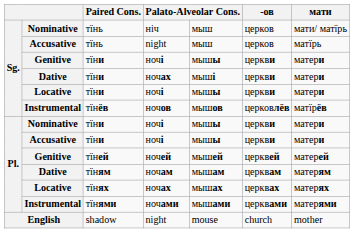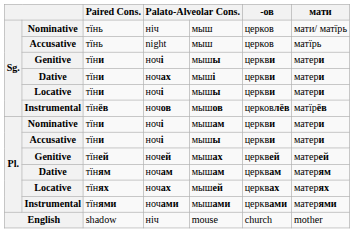(206, 124) мышы -> (208, 124) мышам
(207, 156) мышей -> (207, 156) мышах
(207, 188) мышах -> (207, 188) мышей
(156, 220) night -> (152, 220) ніч
